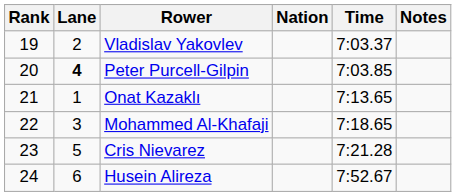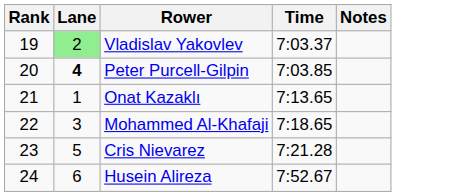- column: (302, 17)
(77, 44) no background -> (77, 44) lightgreen background
